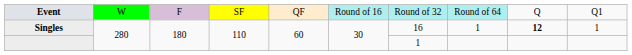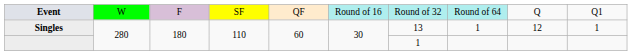(418, 28) 16 -> (418, 28) 13
(537, 28) bold -> (537, 28) normal
